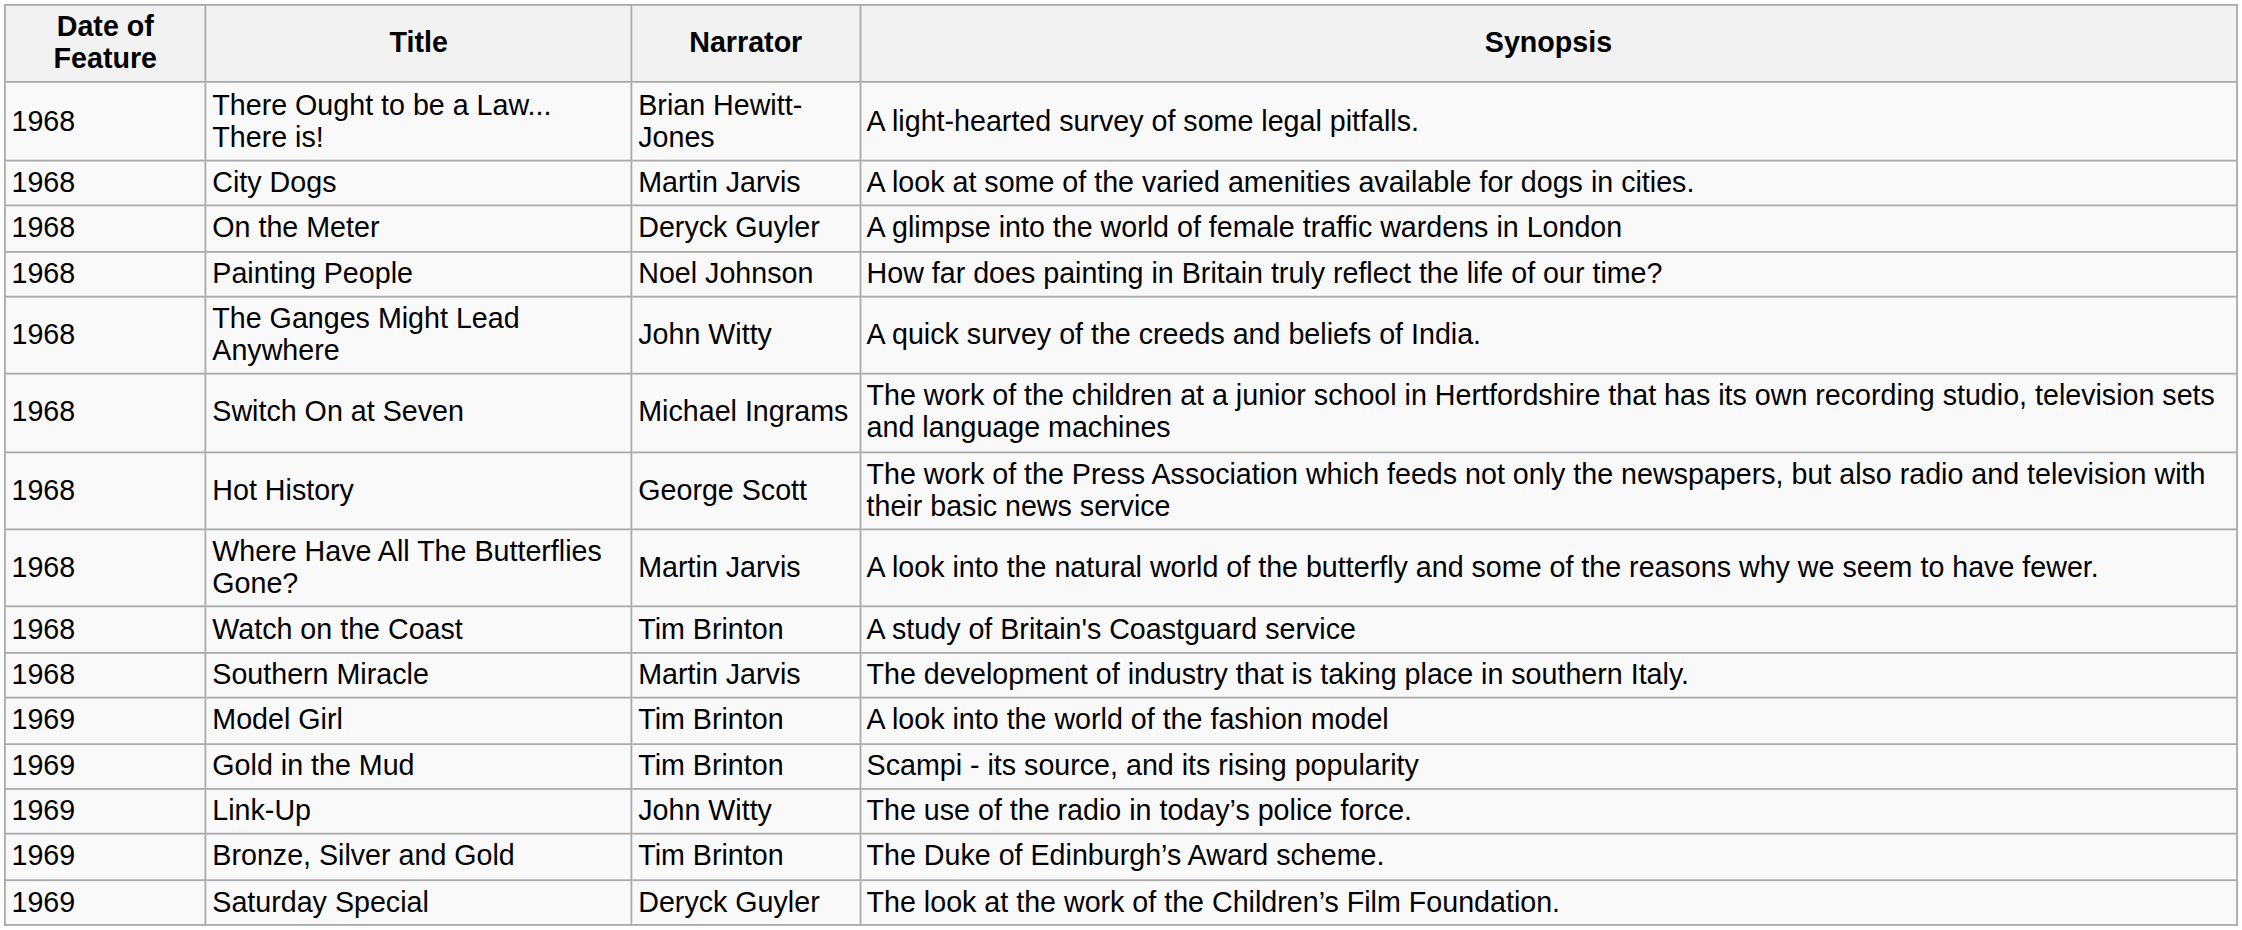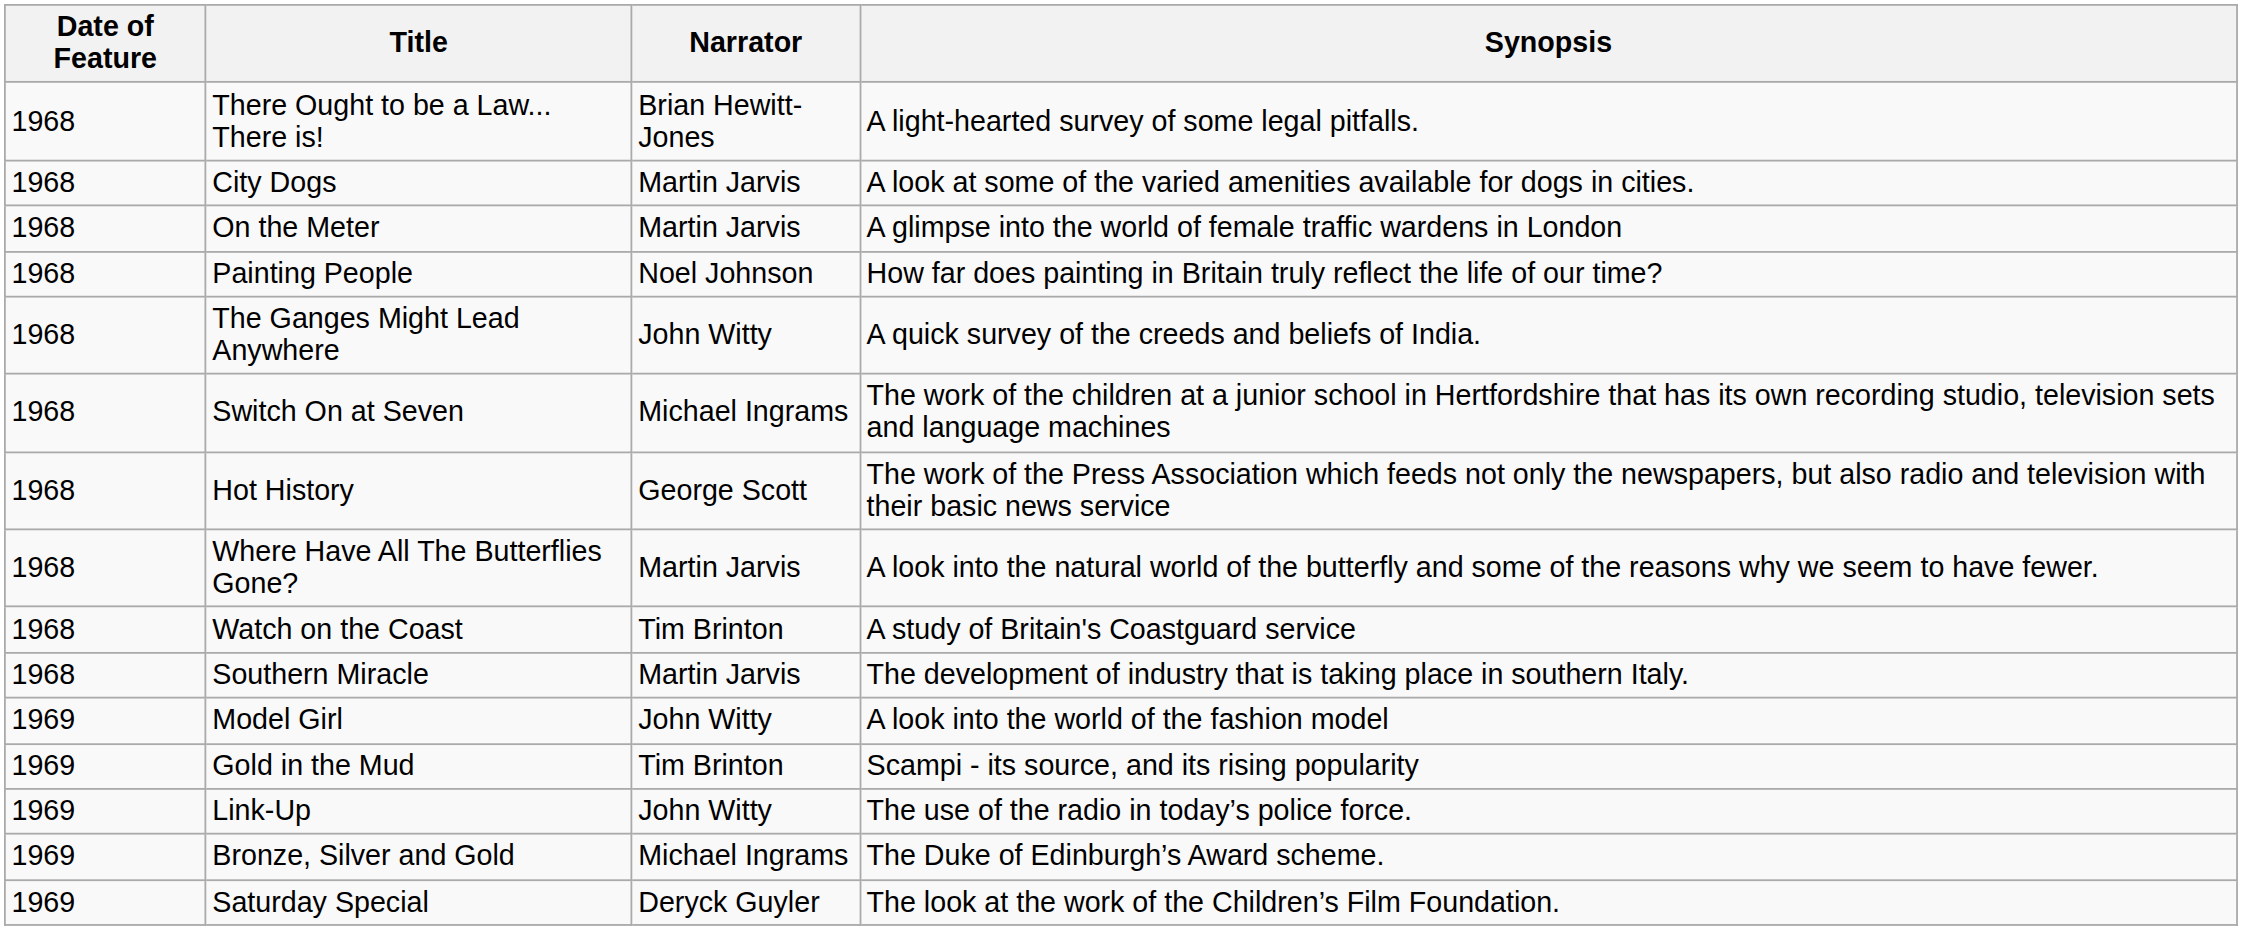(729, 227) Deryck Guyler -> (719, 227) Martin Jarvis
(711, 720) Tim Brinton -> (705, 720) John Witty
(711, 856) Tim Brinton -> (743, 856) Michael Ingrams
